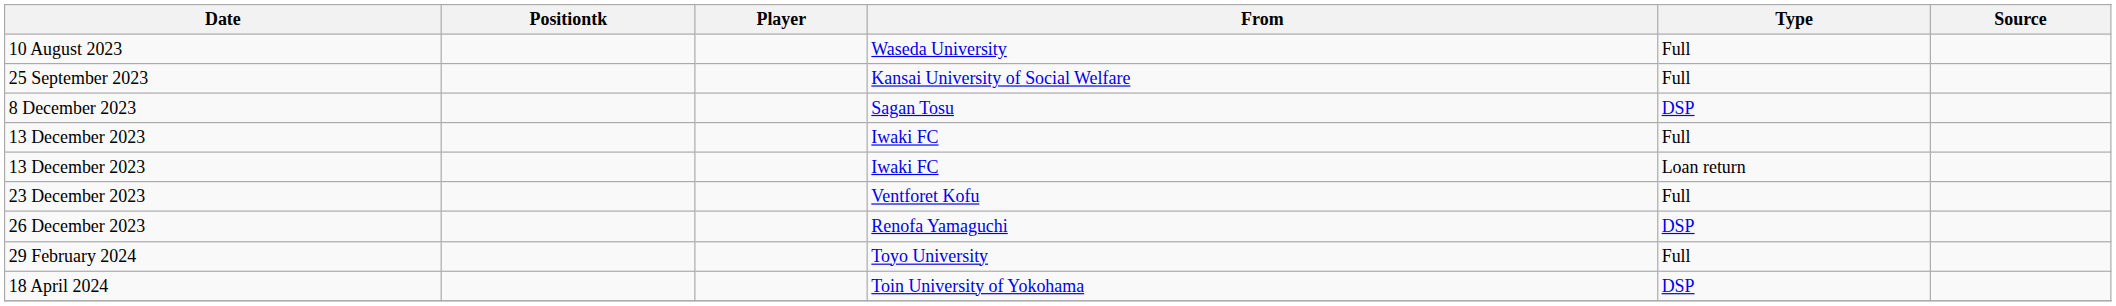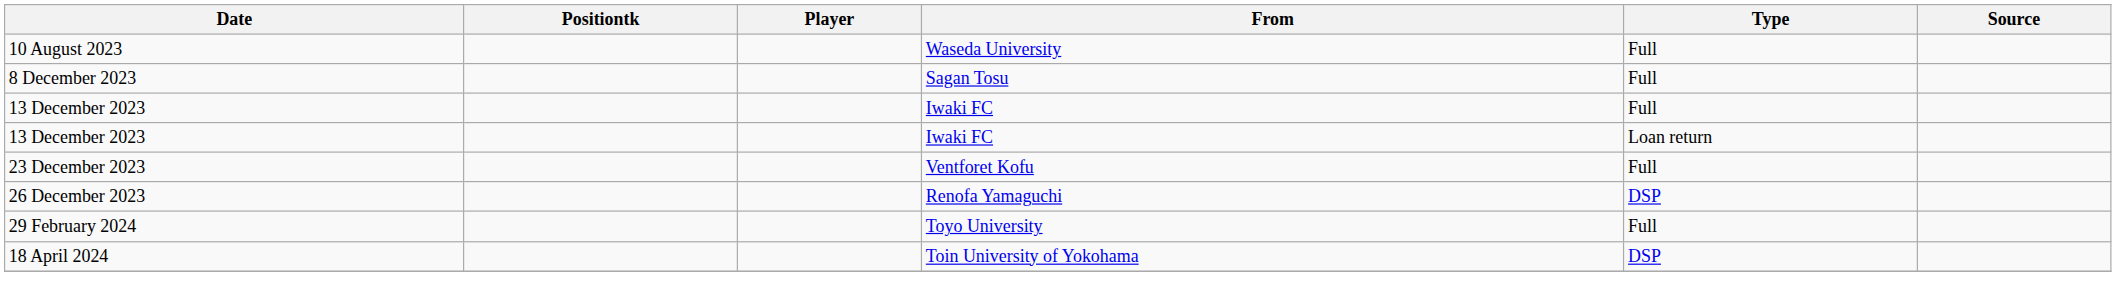- row: (78, 78)
(1678, 108) DSP -> (1643, 78) Full
